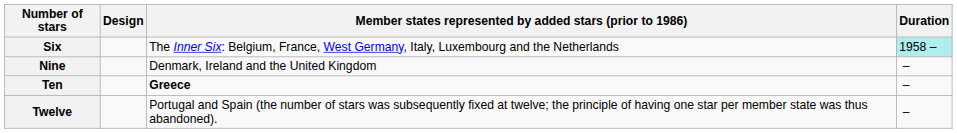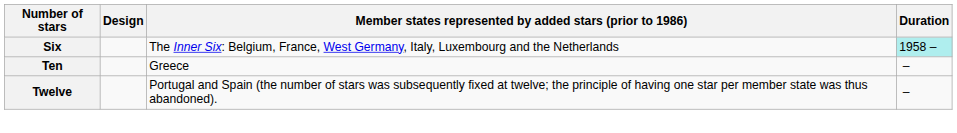- row: (52, 66)
(170, 85) bold -> (169, 66) normal
